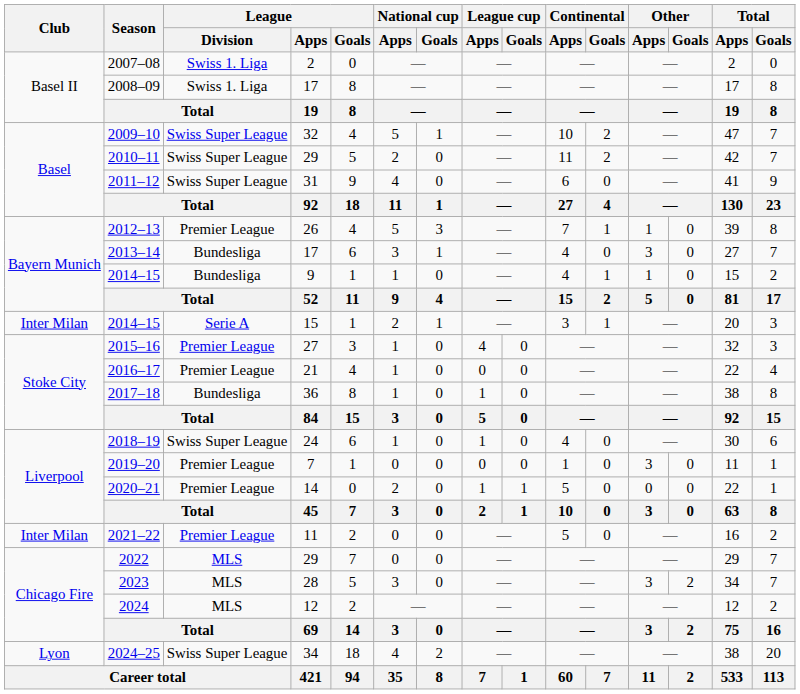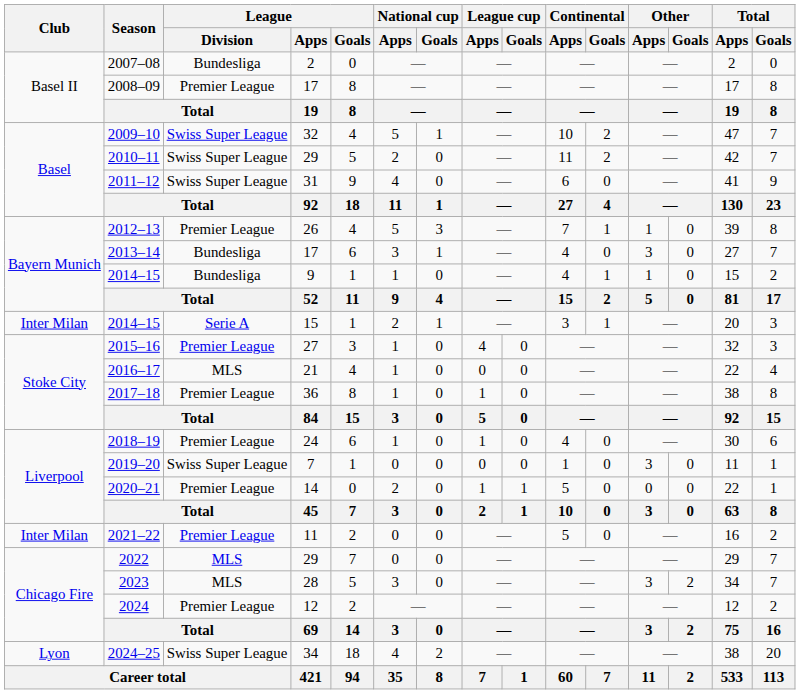(227, 63) Swiss 1. Liga -> (227, 63) Bundesliga
(227, 87) Swiss 1. Liga -> (227, 87) Premier League
(227, 370) Premier League -> (227, 370) MLS
(227, 393) Bundesliga -> (227, 393) Premier League
(227, 441) Swiss Super League -> (227, 441) Premier League
(227, 464) Premier League -> (227, 464) Swiss Super League
(227, 606) MLS -> (227, 606) Premier League
